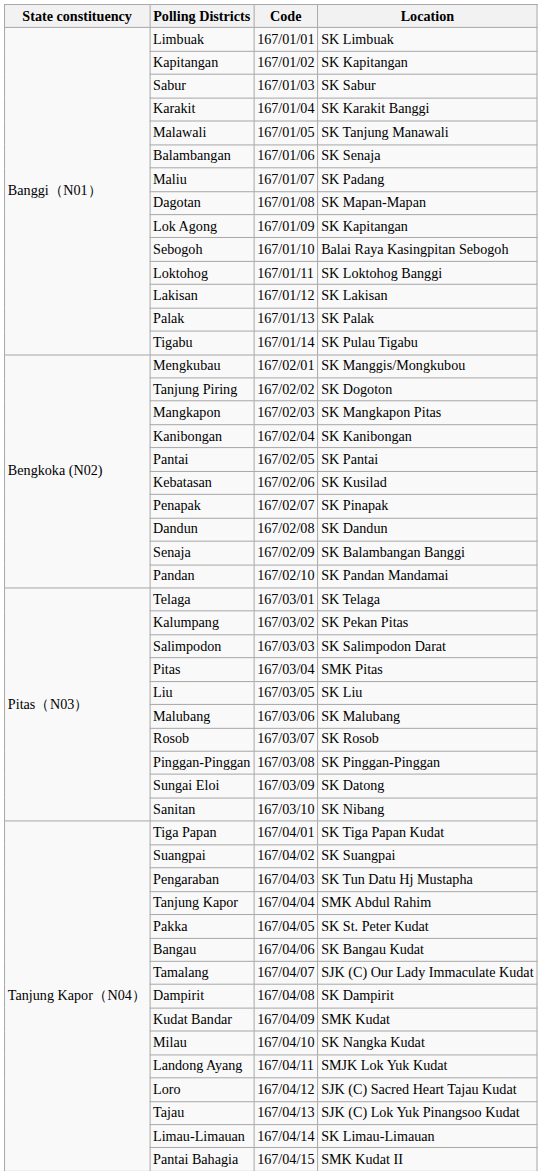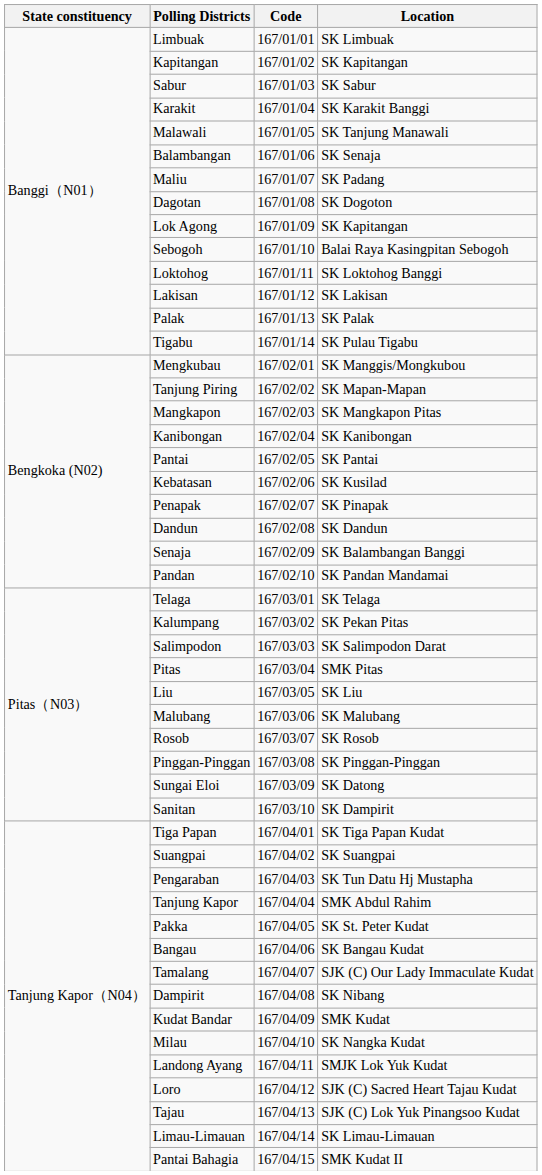(374, 202) SK Mapan-Mapan -> (357, 202) SK Dogoton
(357, 389) SK Dogoton -> (374, 389) SK Mapan-Mapan
(353, 809) SK Nibang -> (357, 809) SK Dampirit
(357, 995) SK Dampirit -> (353, 995) SK Nibang
